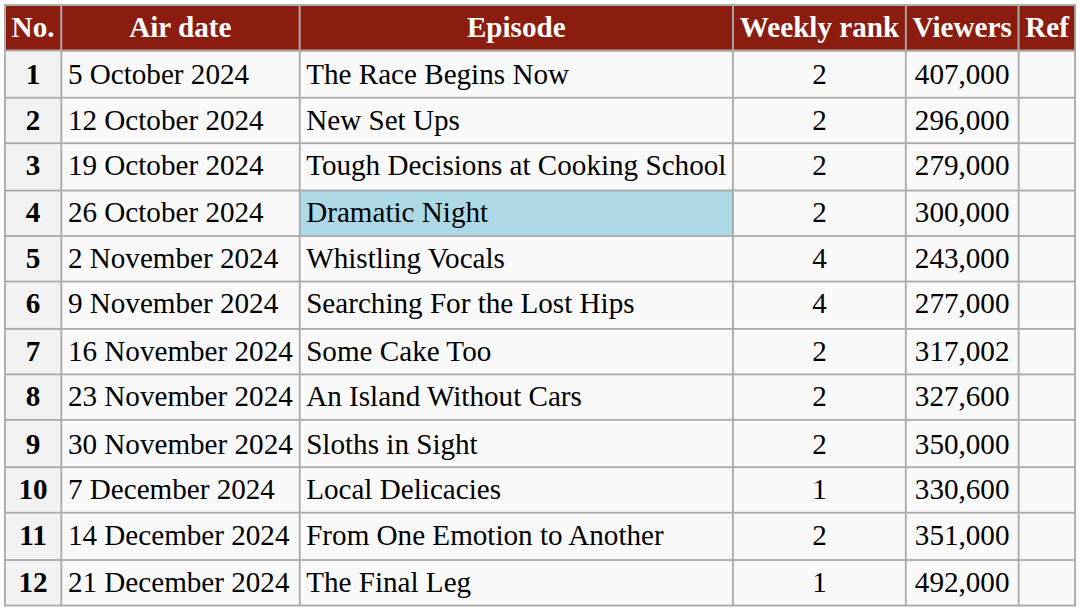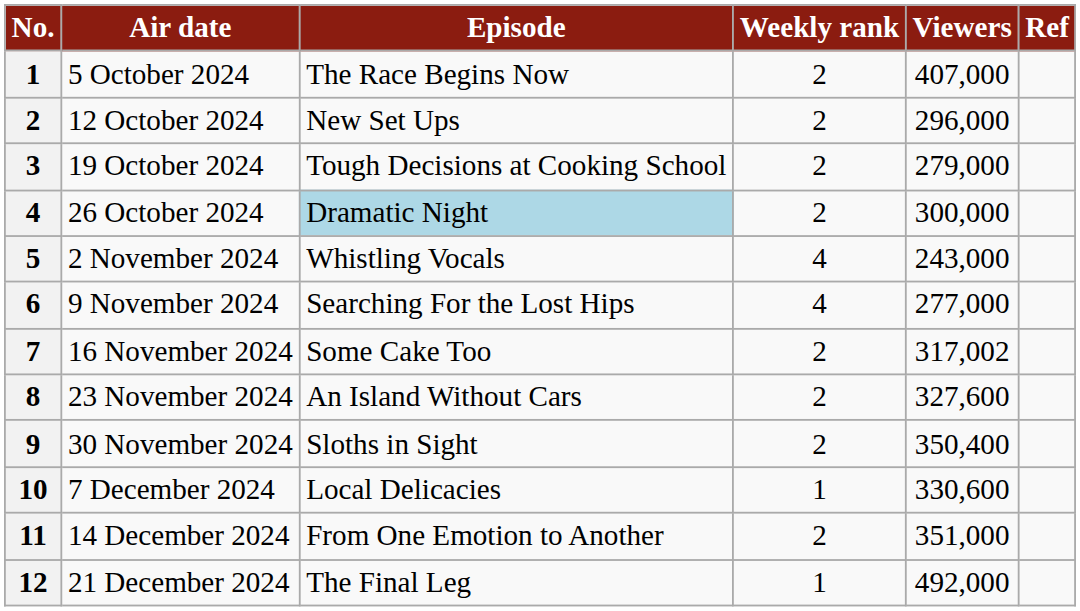(962, 443) 350,000 -> (962, 443) 350,400
